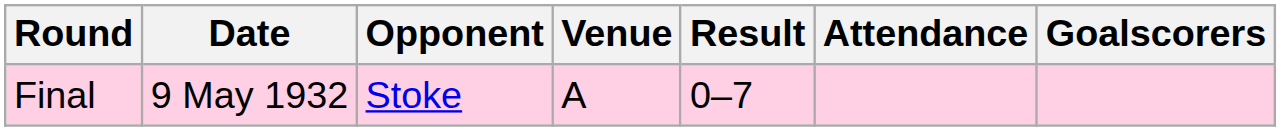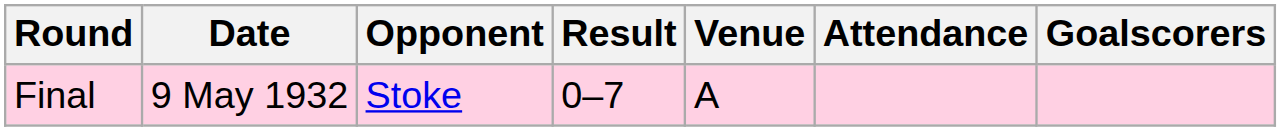columns swapped: (617, 34) <-> (748, 34)
